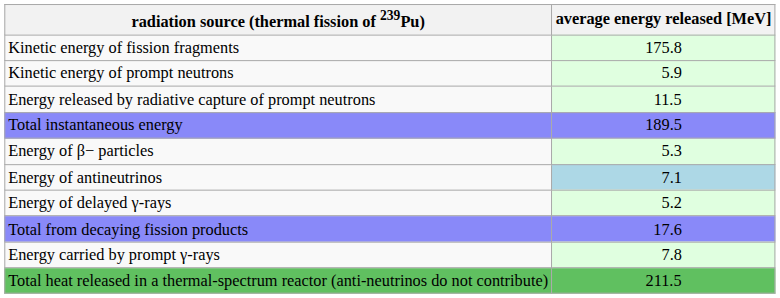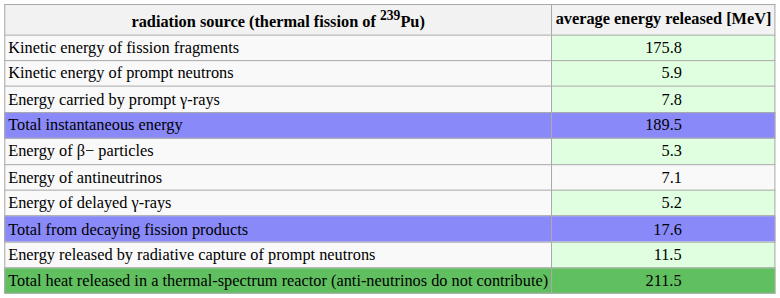rows swapped: (114, 254) <-> (192, 99)
(664, 177) lightblue background -> (664, 177) no background
